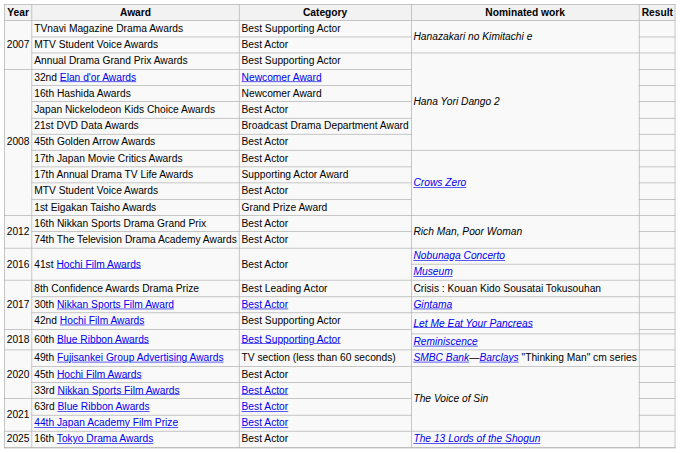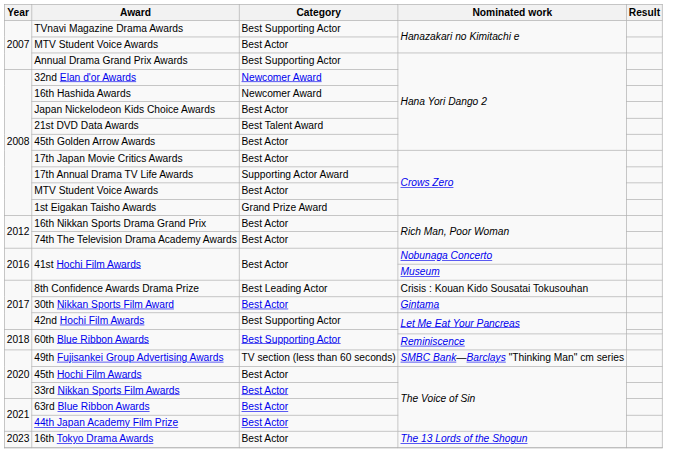(325, 126) Broadcast Drama Department Award -> (282, 126) Best Talent Award
(18, 439) 2025 -> (18, 439) 2023
